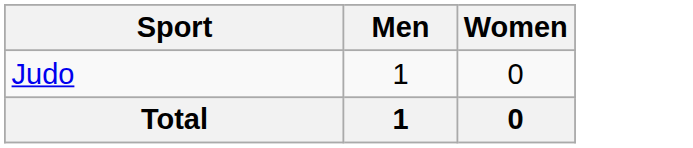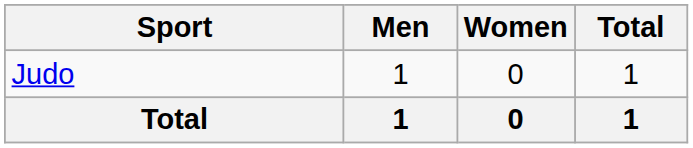+ column: (631, 27)
